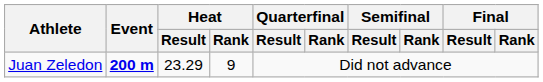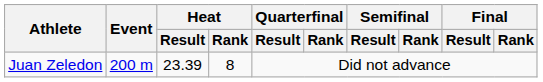(132, 65) bold -> (131, 65) normal
(183, 65) 23.29 -> (183, 65) 23.39
(231, 65) 9 -> (230, 65) 8
